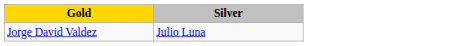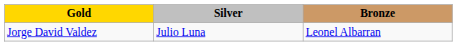+ column: (378, 13)
